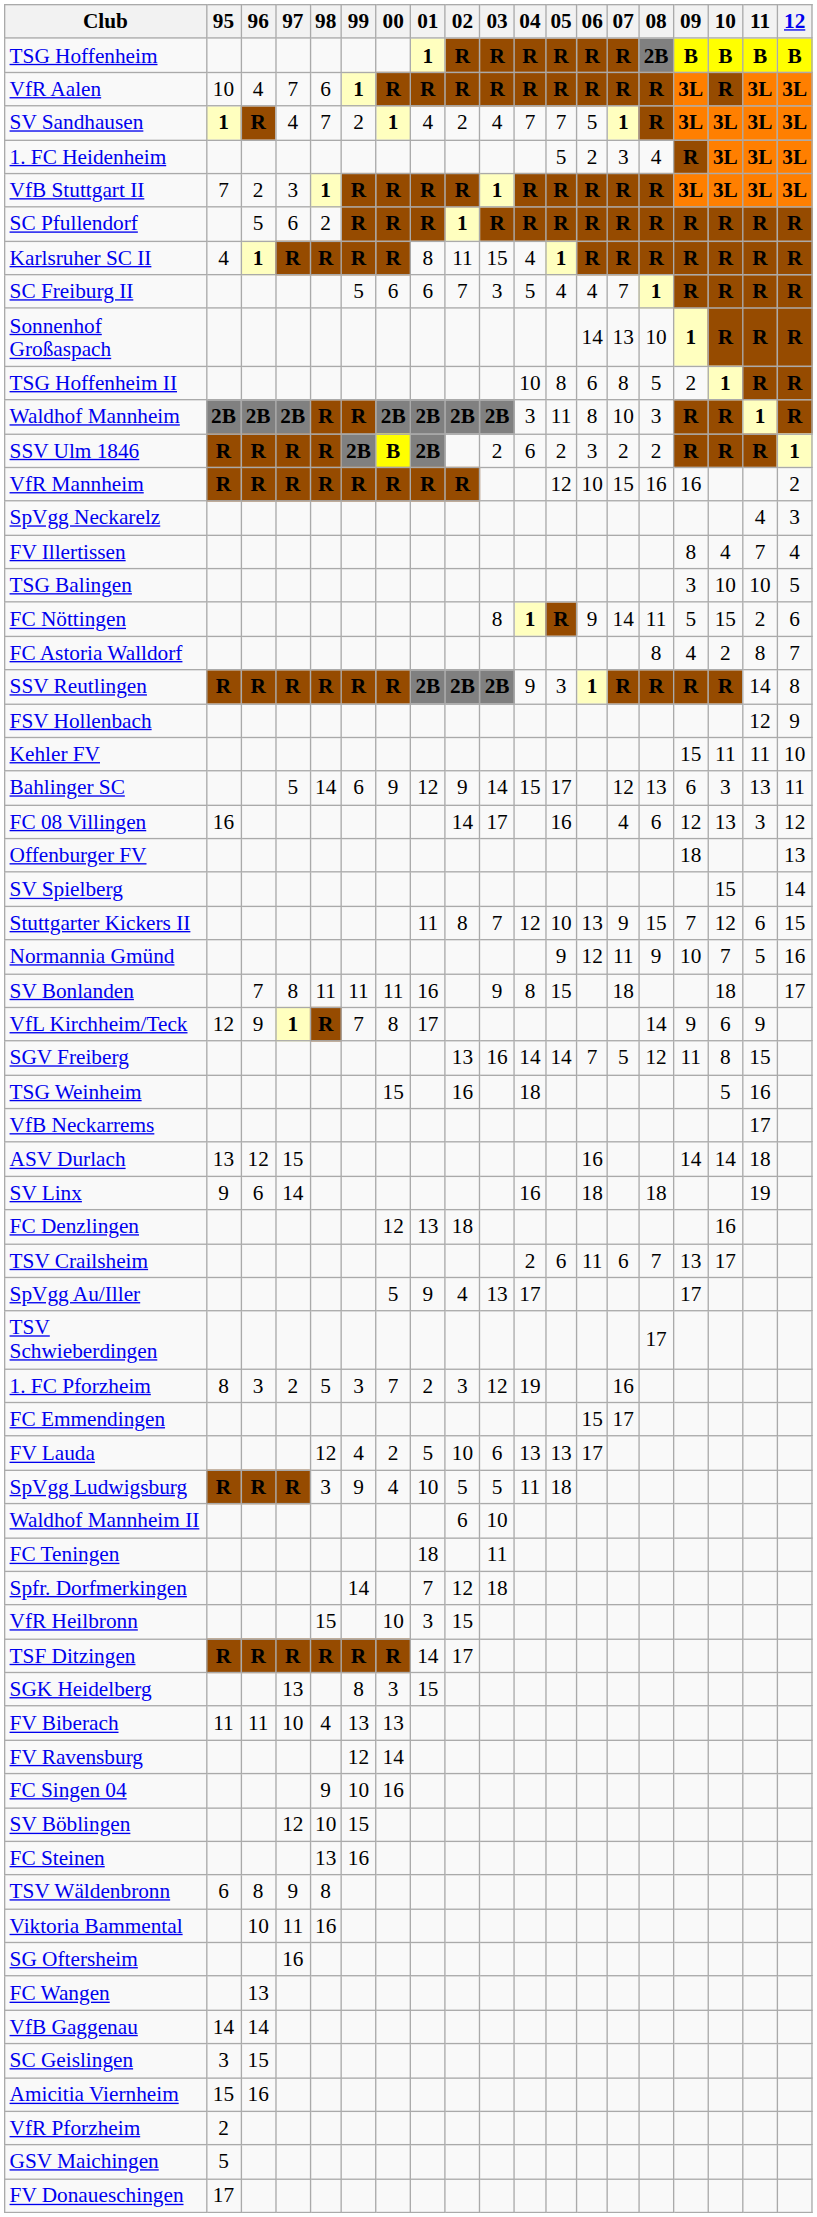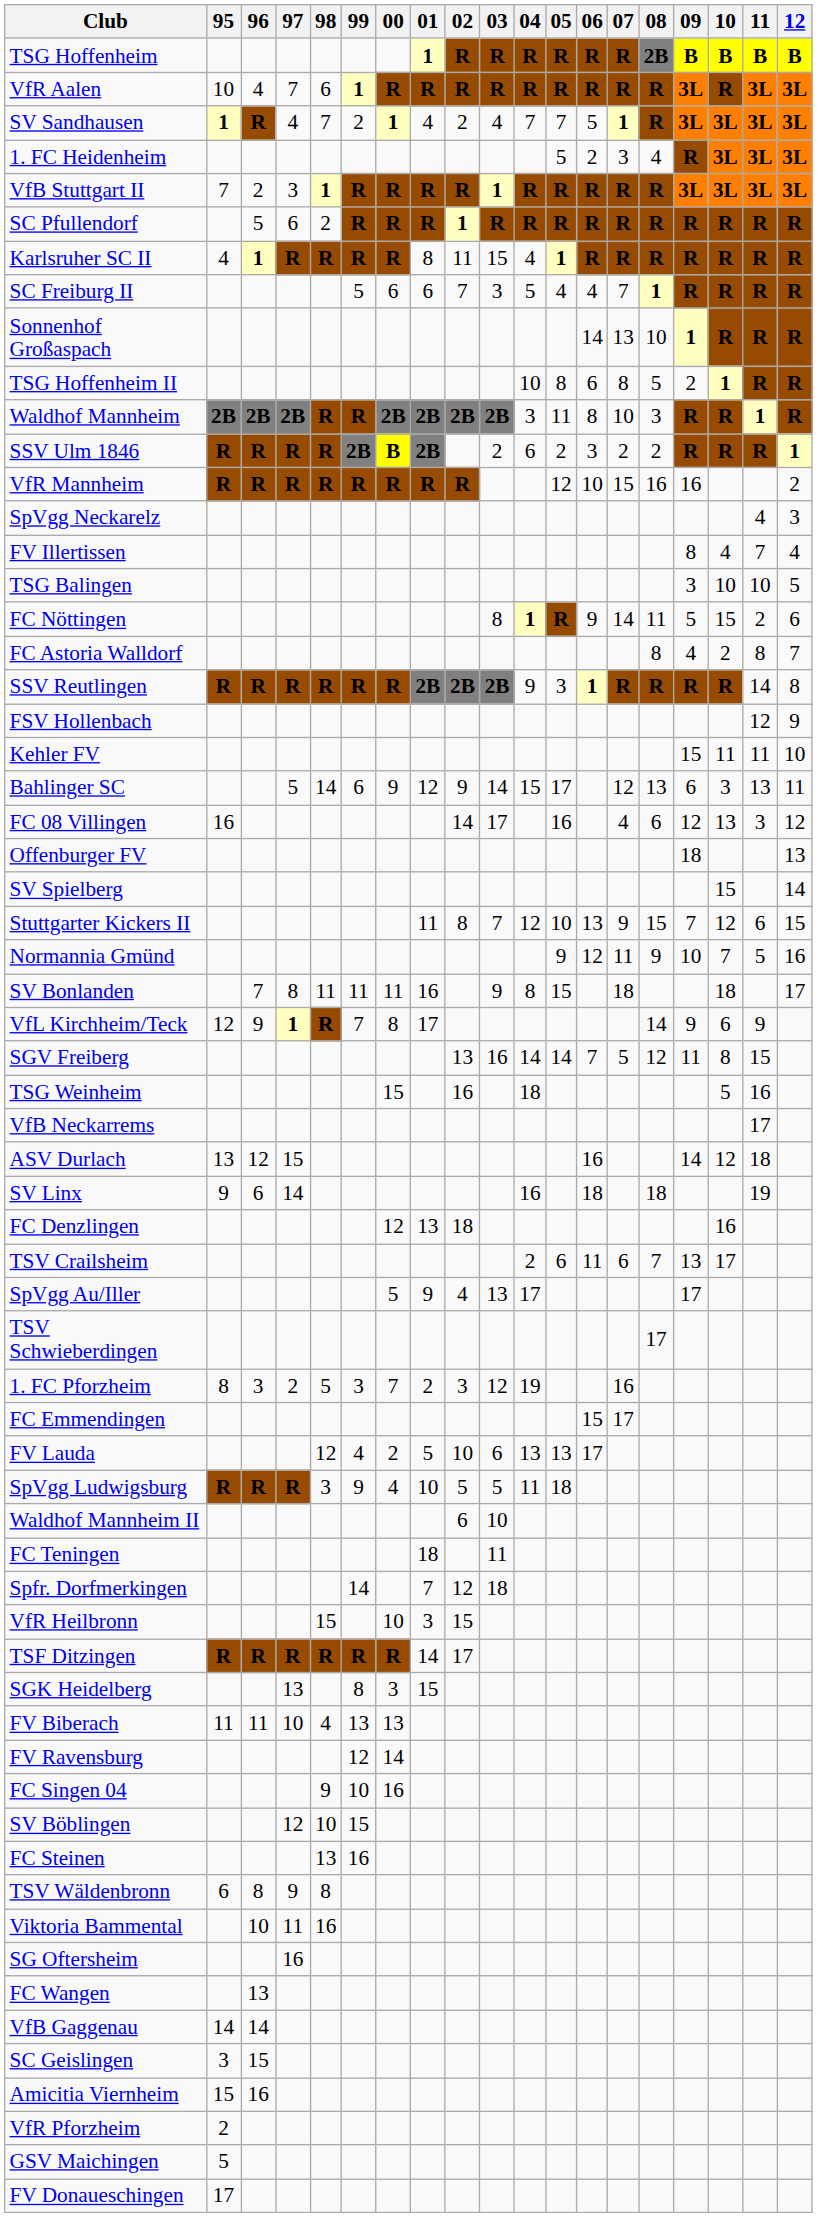(725, 1159) 14 -> (725, 1159) 12
